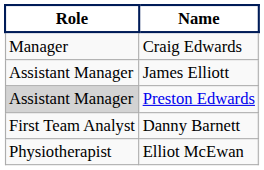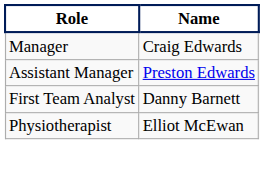- row: (186, 72)
(71, 98) lightgrey background -> (71, 72) no background
